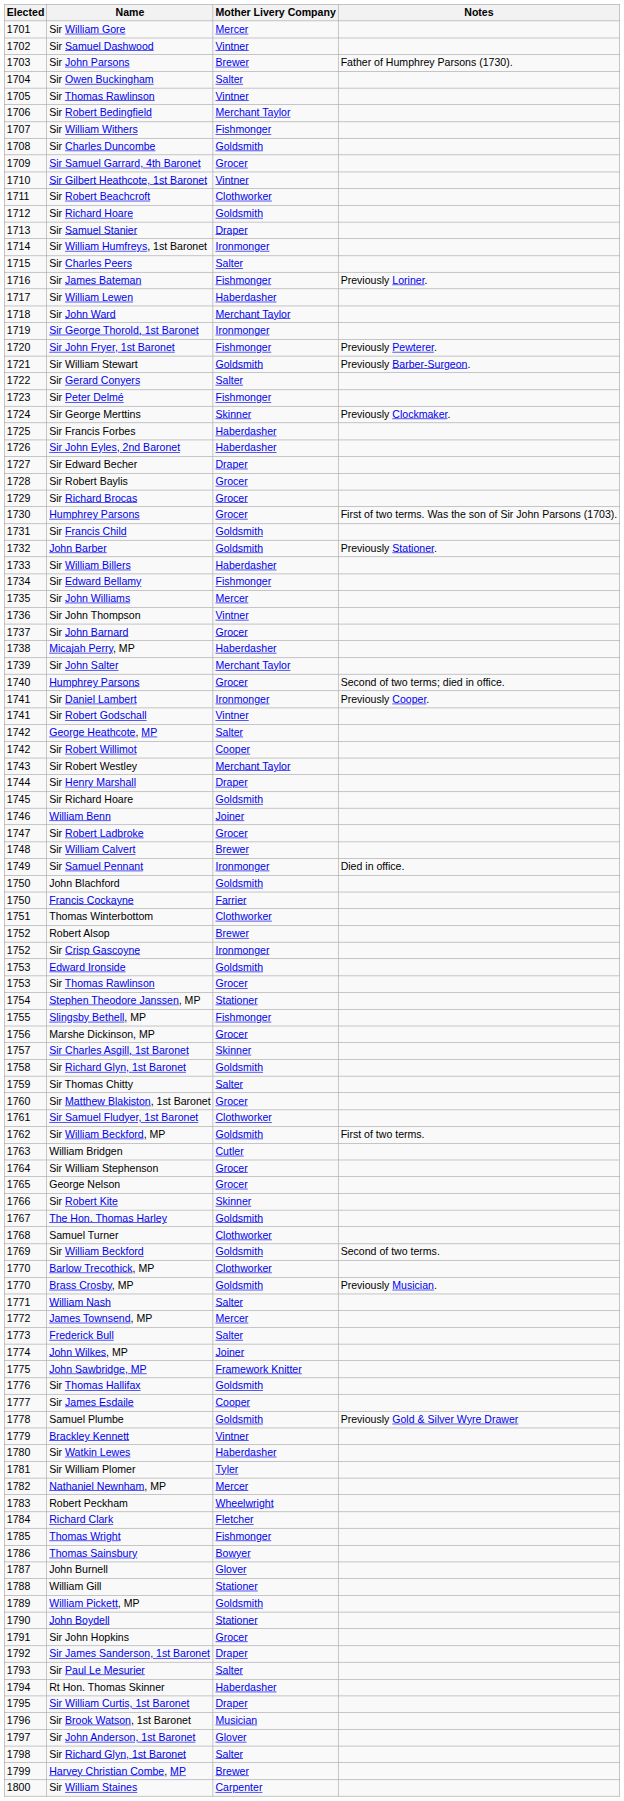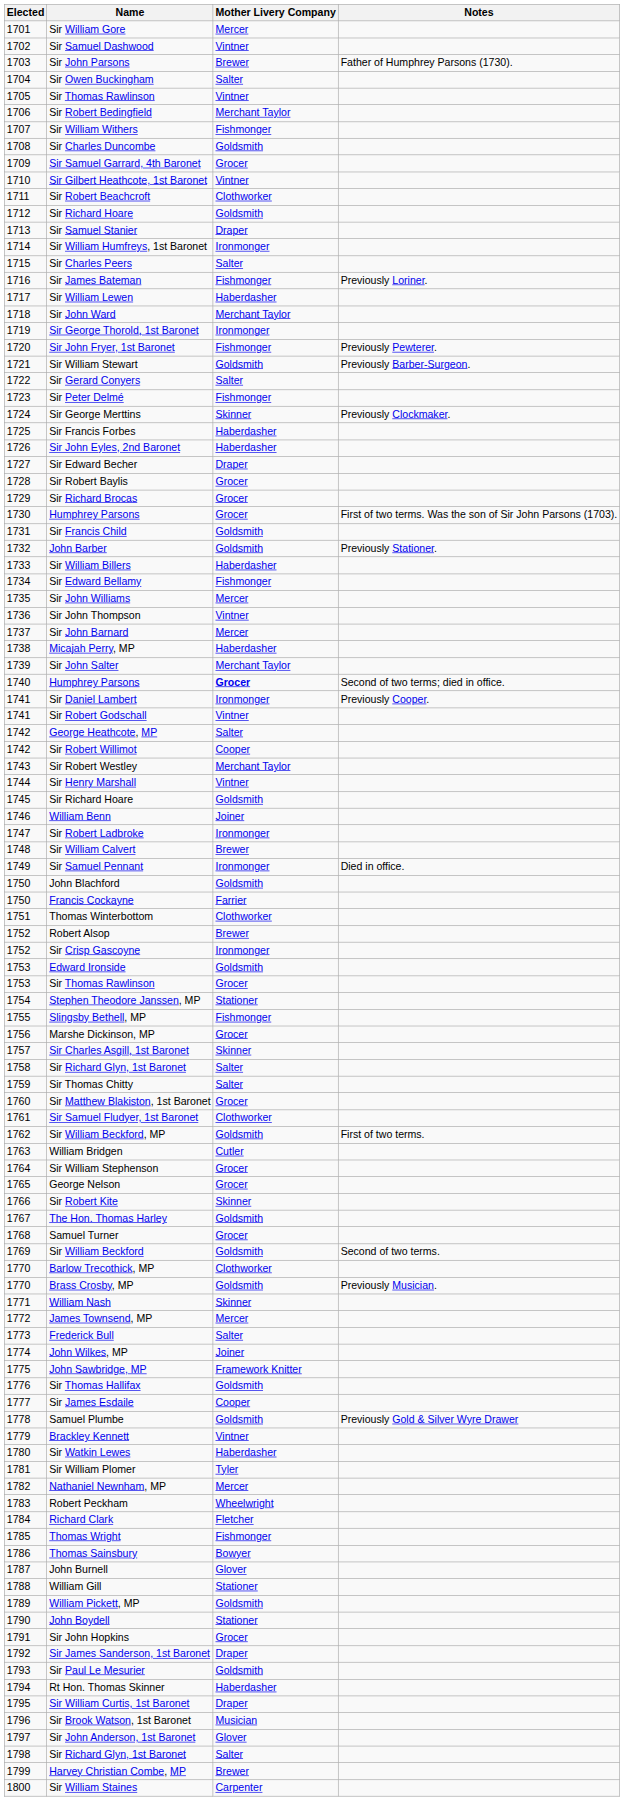(232, 632) Grocer -> (232, 632) Mercer
(232, 682) normal -> (233, 682) bold
(232, 783) Draper -> (232, 783) Vintner
(232, 833) Grocer -> (242, 833) Ironmonger
(239, 1067) Goldsmith -> (229, 1067) Salter
(244, 1235) Clothworker -> (232, 1235) Grocer
(229, 1302) Salter -> (233, 1302) Skinner
(229, 1670) Salter -> (239, 1670) Goldsmith
